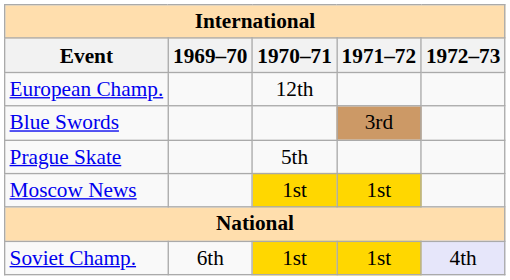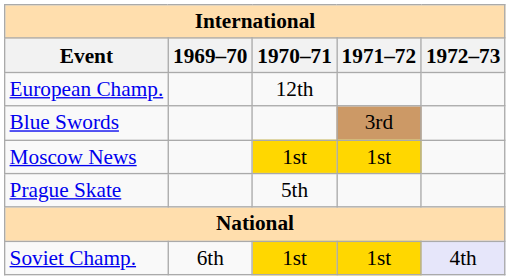rows swapped: (73, 190) <-> (65, 156)
